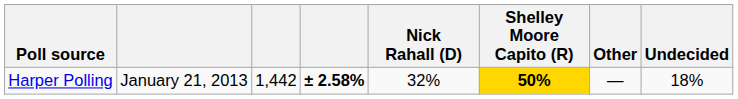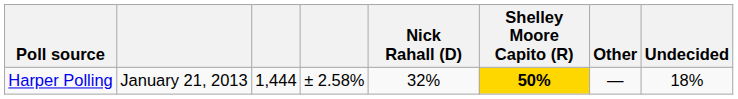(276, 80) 1,442 -> (276, 80) 1,444
(334, 80) bold -> (334, 80) normal
